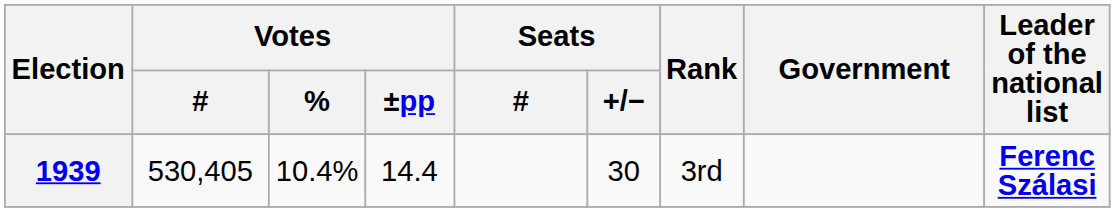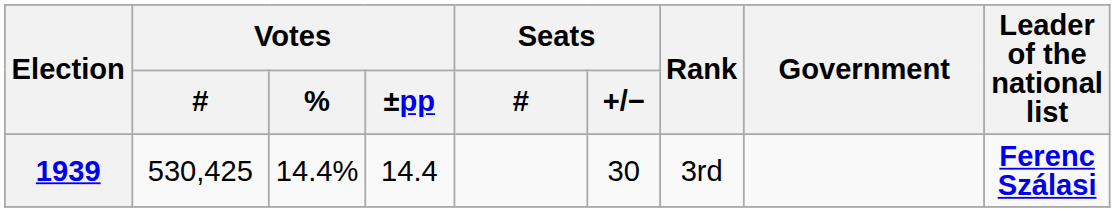(200, 170) 530,405 -> (200, 170) 530,425
(317, 170) 10.4% -> (317, 170) 14.4%
